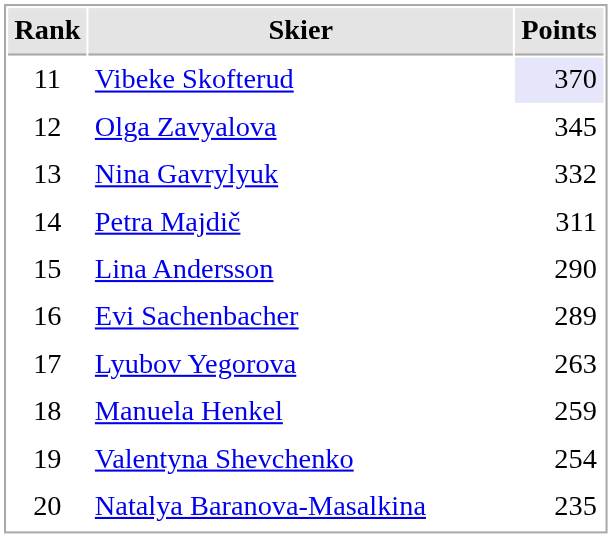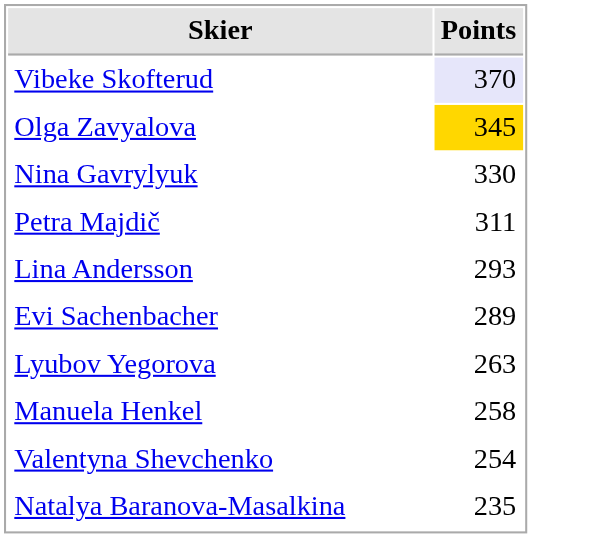- column: (47, 30)
(576, 127) no background -> (495, 127) gold background
(576, 174) 332 -> (495, 174) 330
(576, 269) 290 -> (495, 269) 293
(576, 411) 259 -> (495, 411) 258
